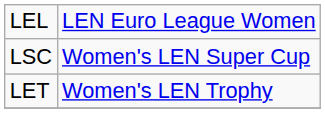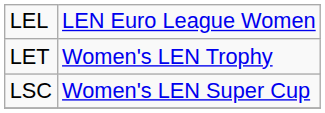rows swapped: (30, 90) <-> (31, 56)
